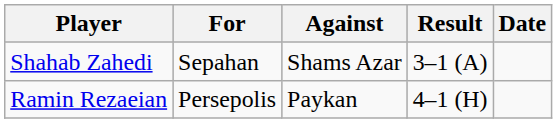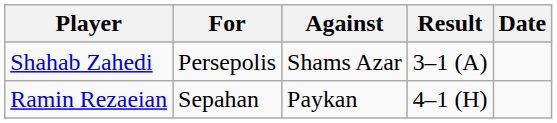(219, 61) Sepahan -> (227, 61) Persepolis
(227, 99) Persepolis -> (219, 99) Sepahan
